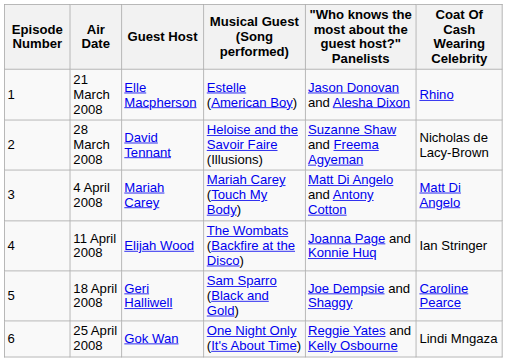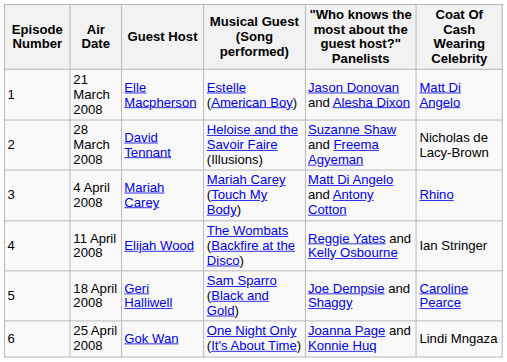(437, 94) Rhino -> (440, 94) Matt Di Angelo
(440, 195) Matt Di Angelo -> (437, 195) Rhino
(359, 245) Joanna Page and Konnie Huq -> (360, 245) Reggie Yates and Kelly Osbourne
(360, 339) Reggie Yates and Kelly Osbourne -> (359, 339) Joanna Page and Konnie Huq
